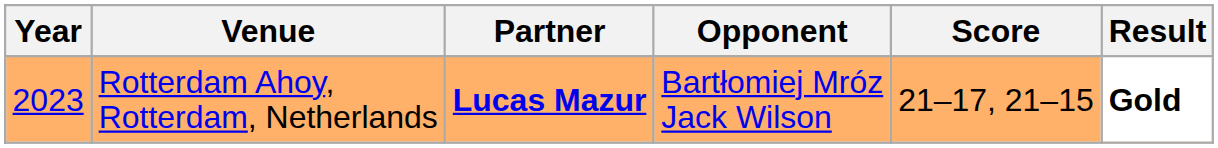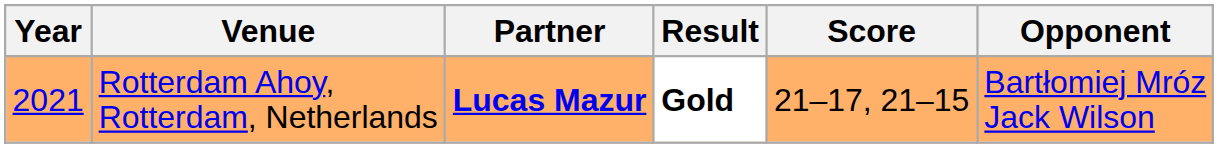columns swapped: (772, 31) <-> (1157, 31)
(48, 99) 2023 -> (48, 99) 2021
